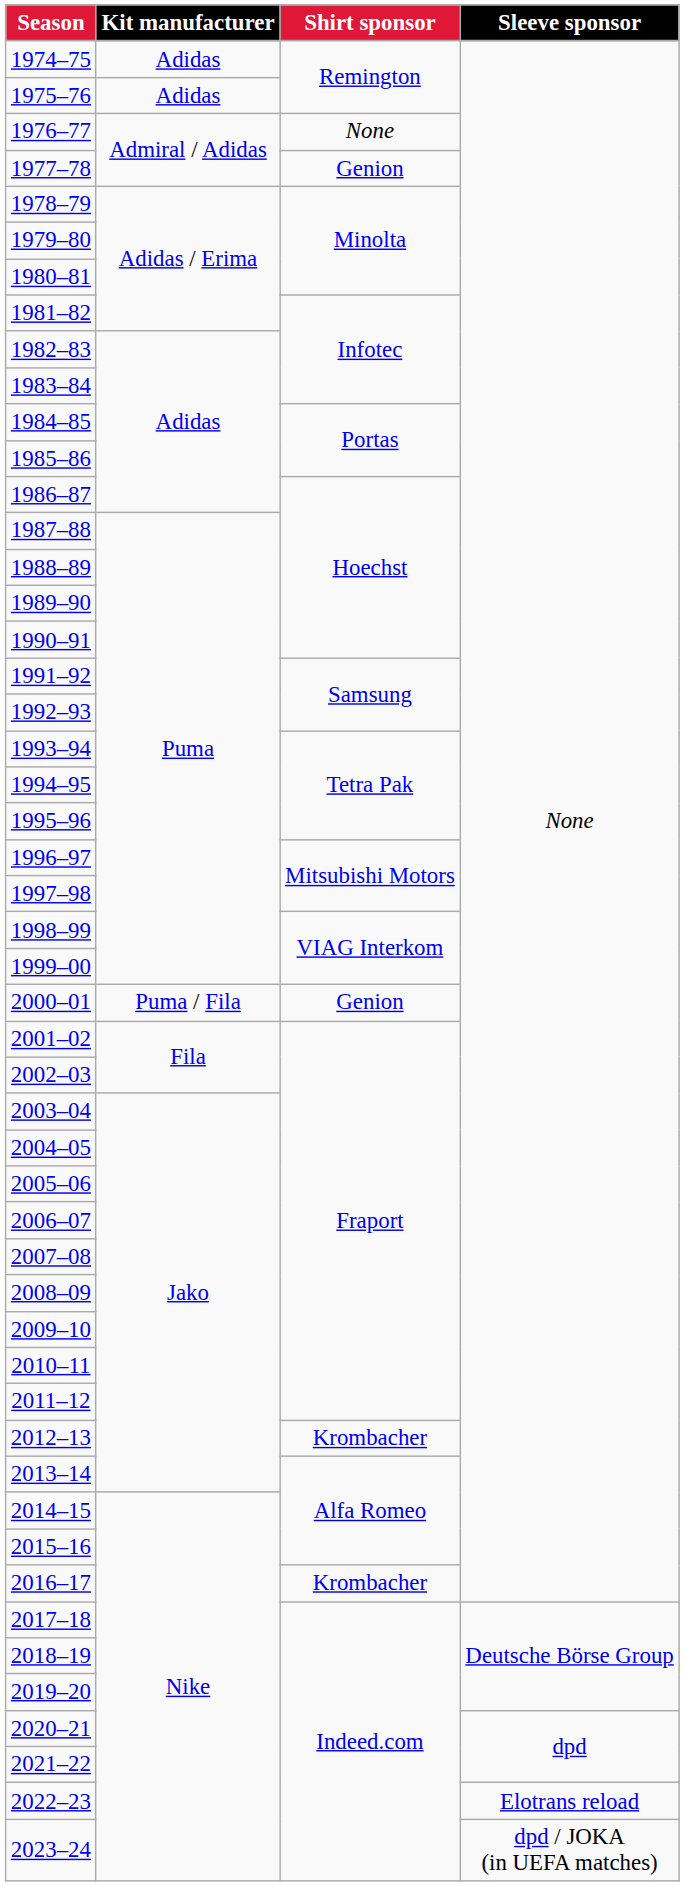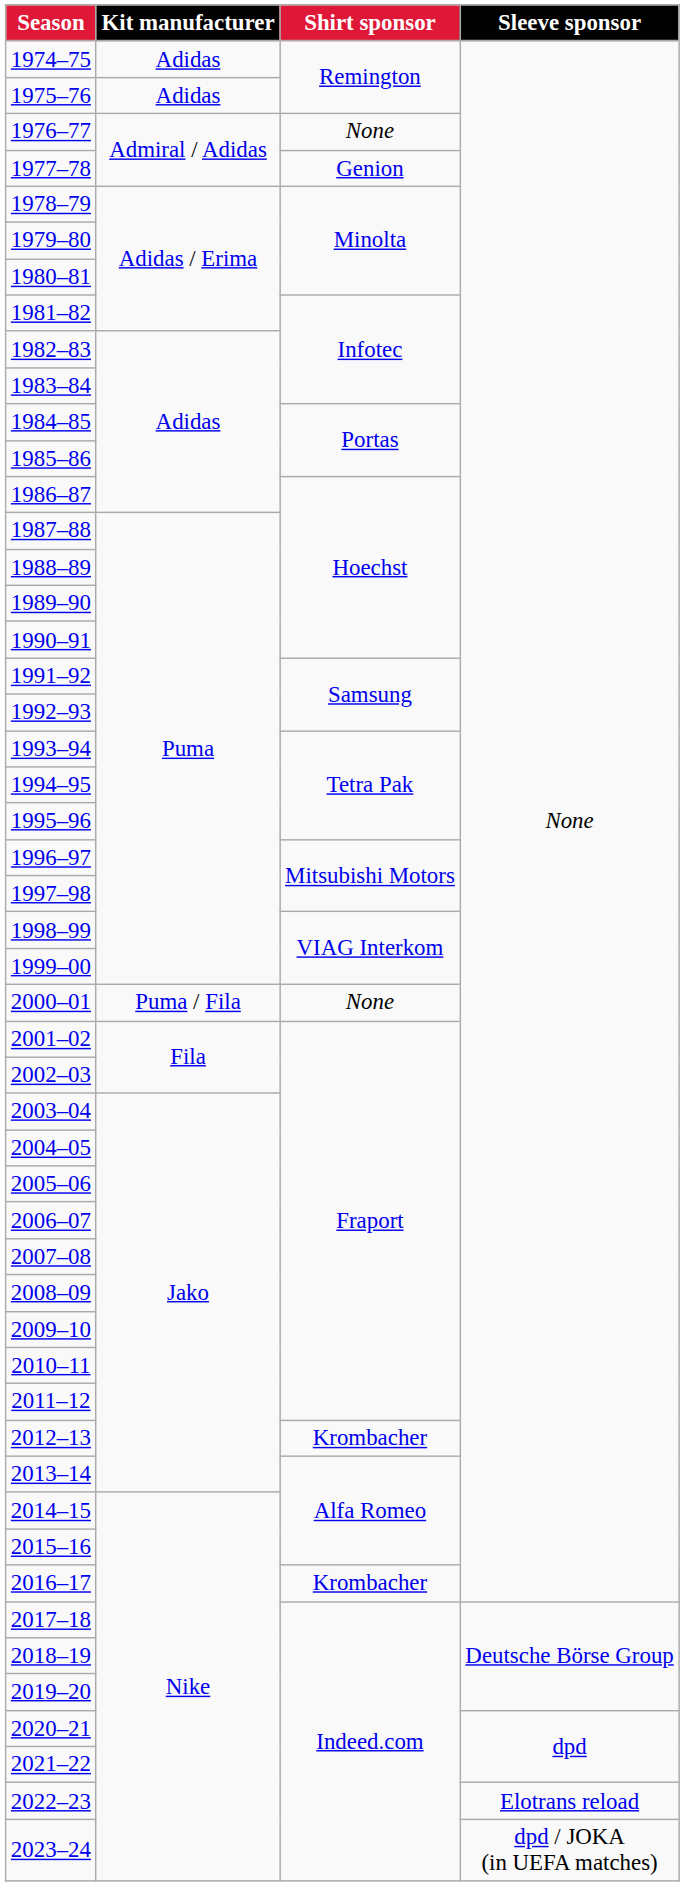(370, 1002) Genion -> (370, 1002) None
